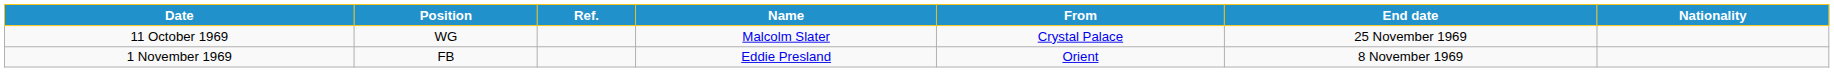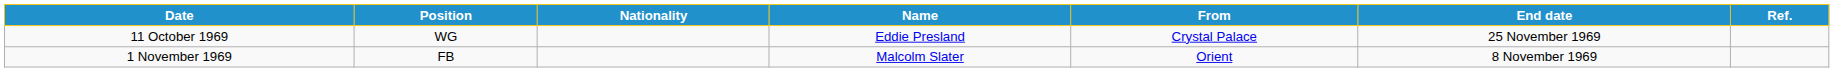columns swapped: (1713, 15) <-> (587, 15)
(786, 36) Malcolm Slater -> (920, 36) Eddie Presland
(786, 57) Eddie Presland -> (920, 57) Malcolm Slater
